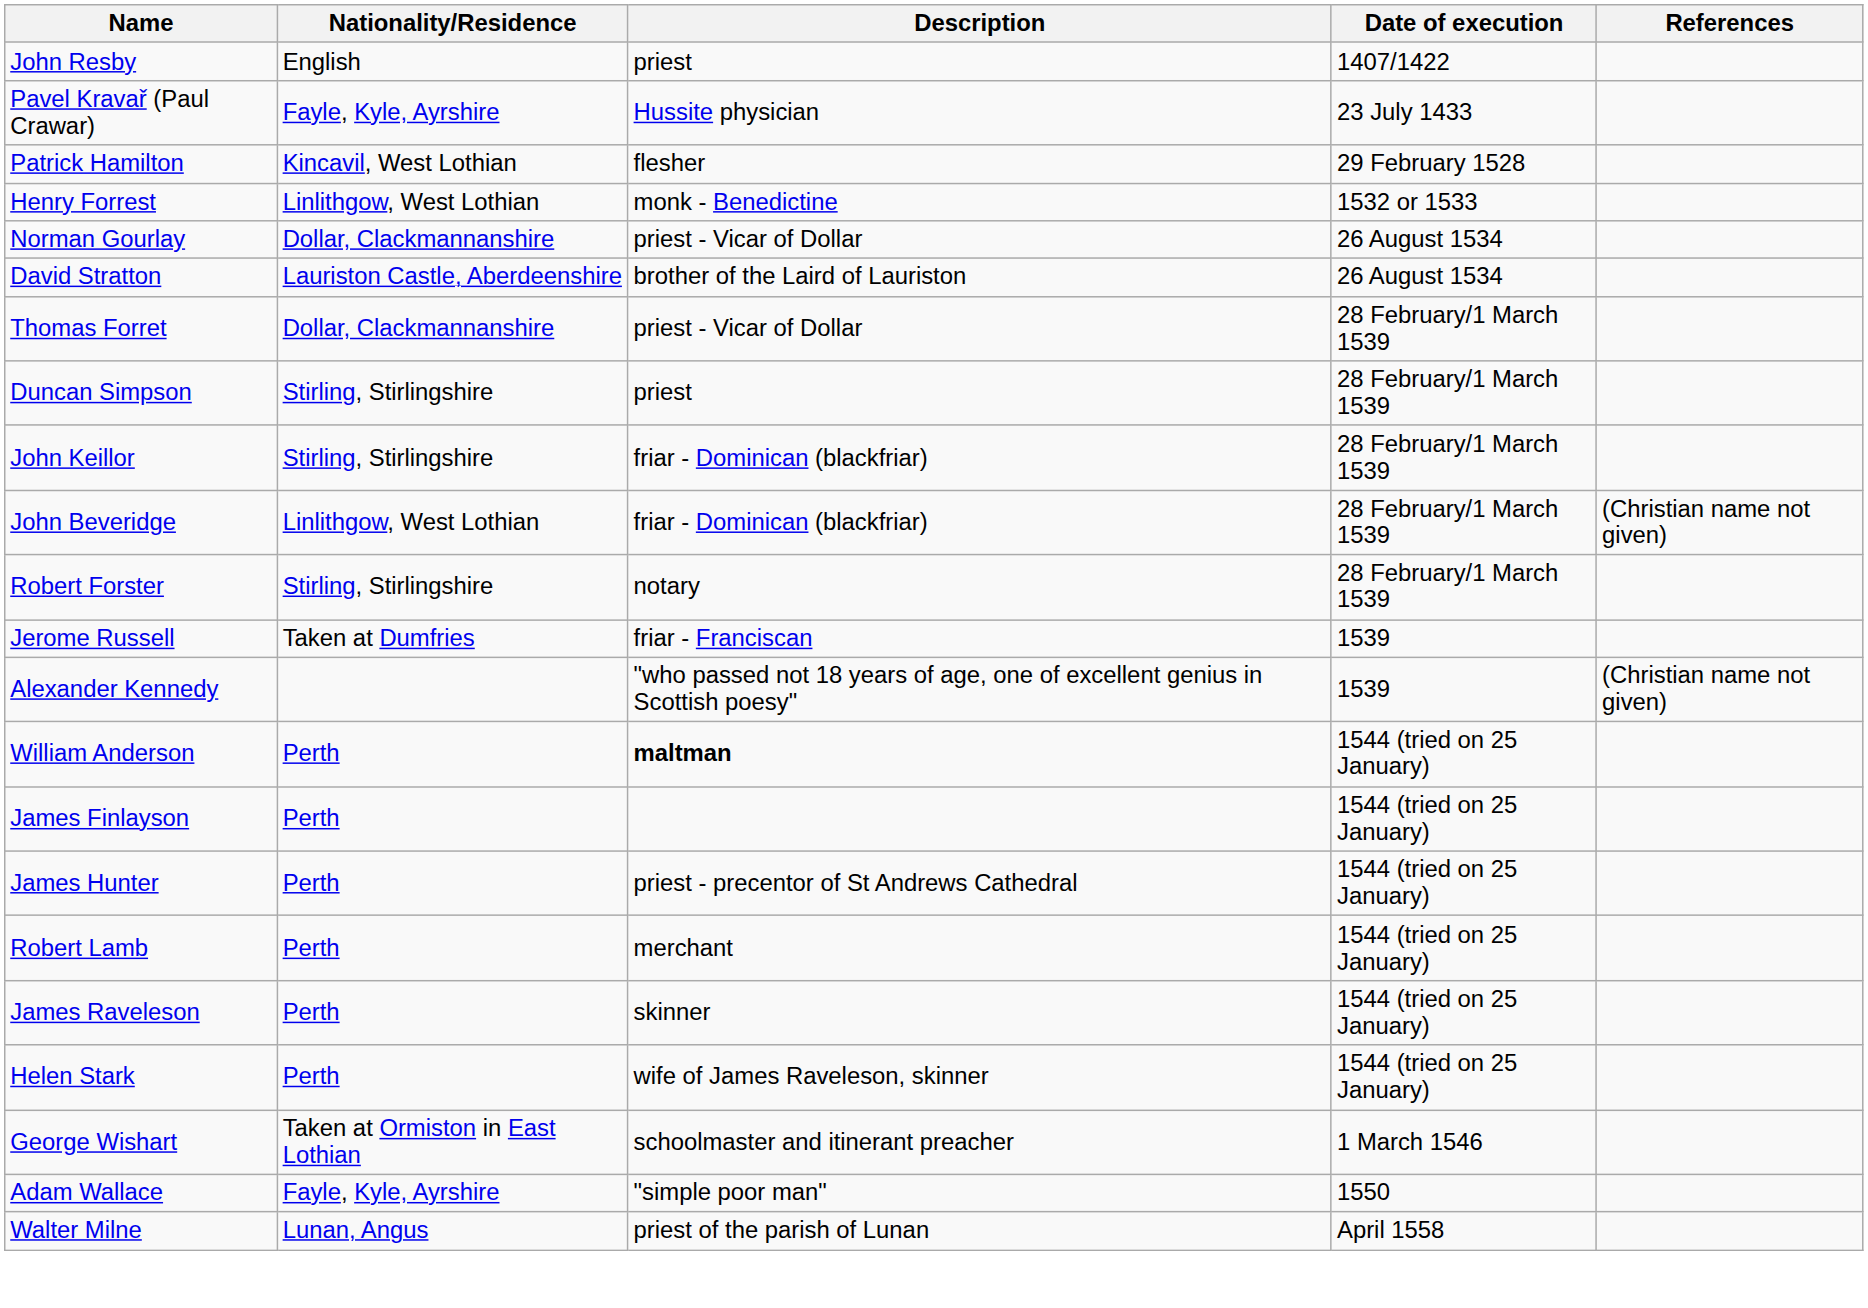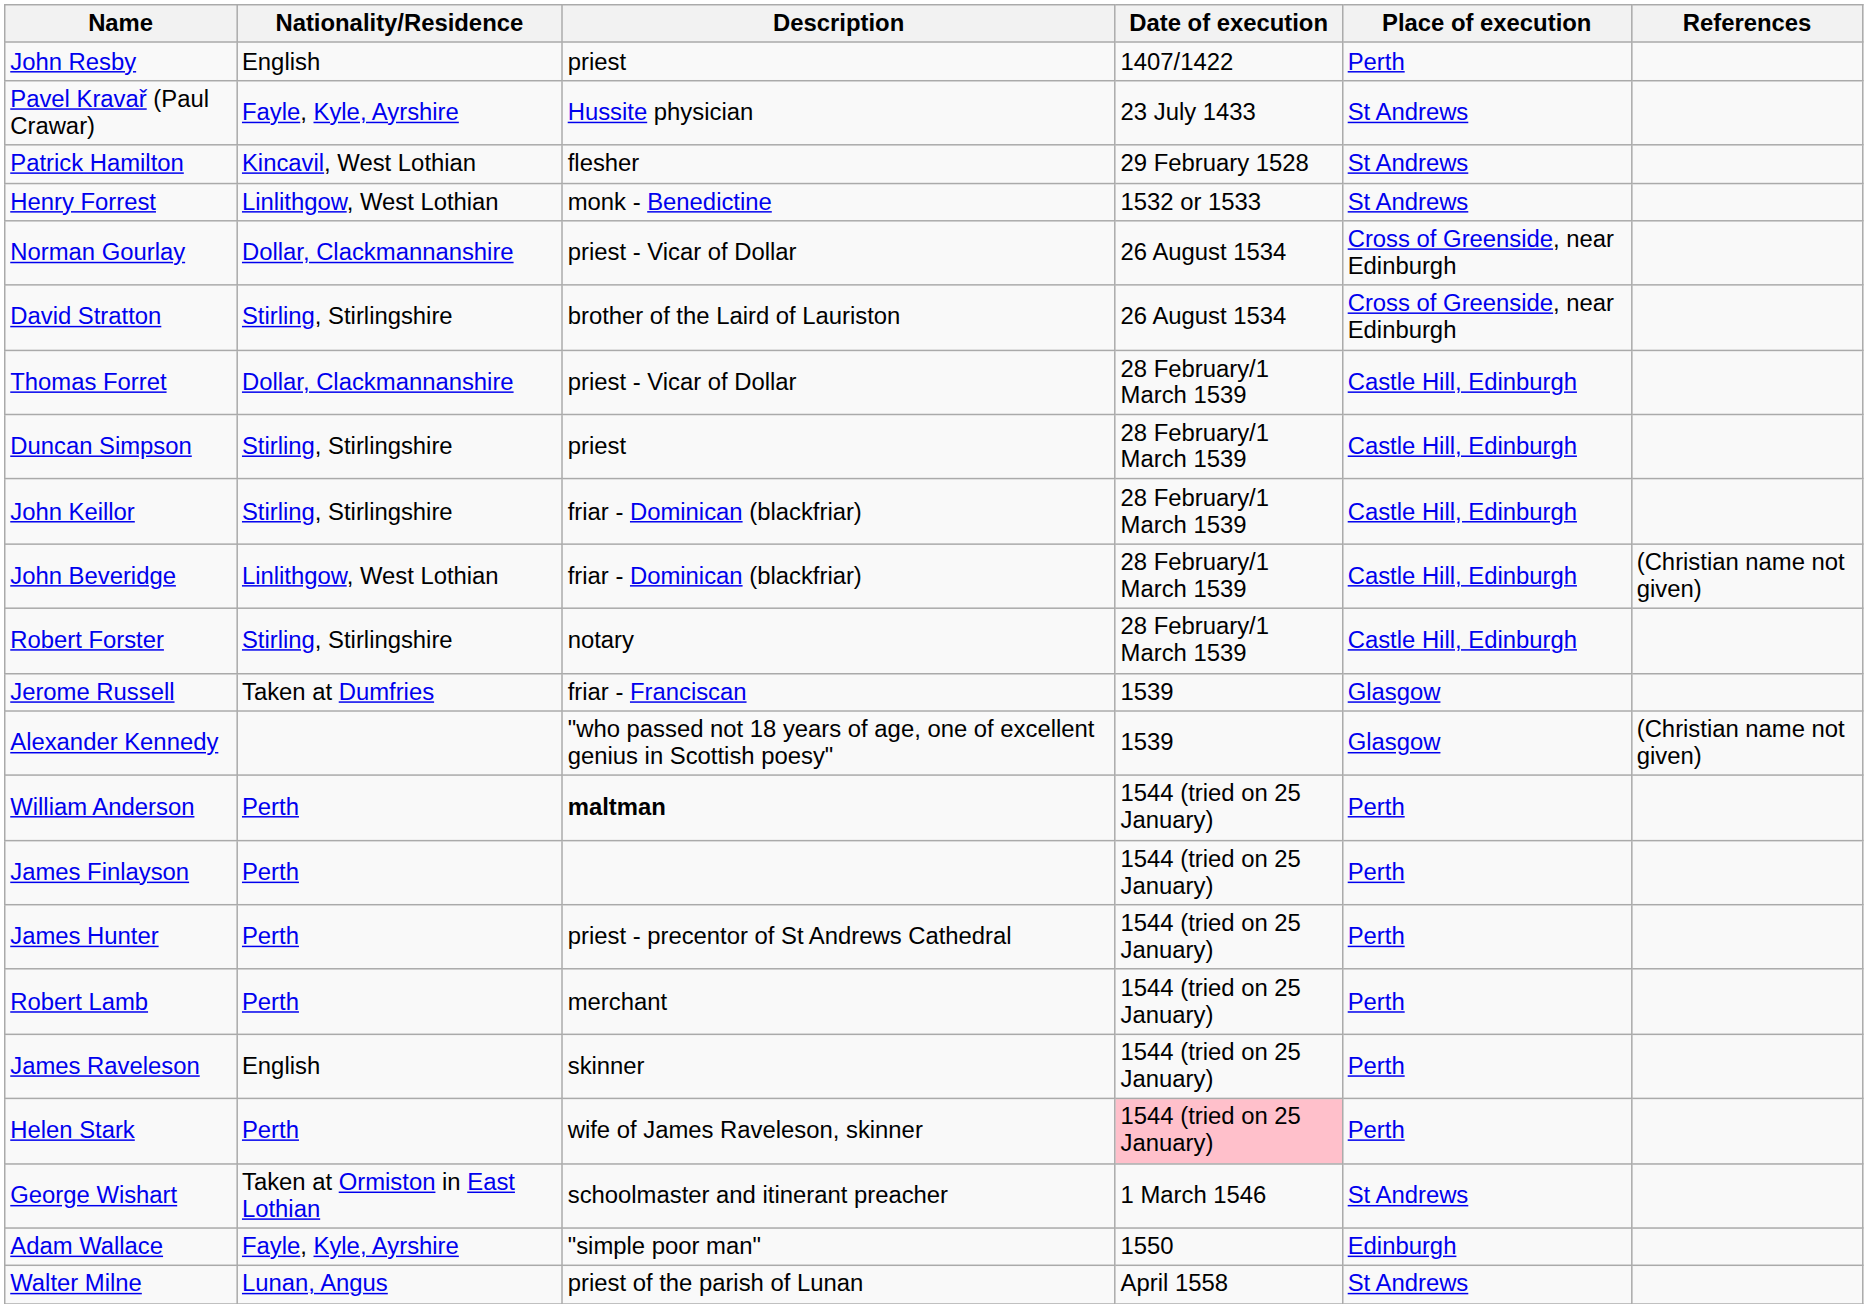+ column: (1487, 23)
(452, 277) Lauriston Castle, Aberdeenshire -> (347, 317) Stirling, Stirlingshire
(311, 1012) Perth -> (281, 1066) English
(1427, 1077) no background -> (1211, 1130) pink background
